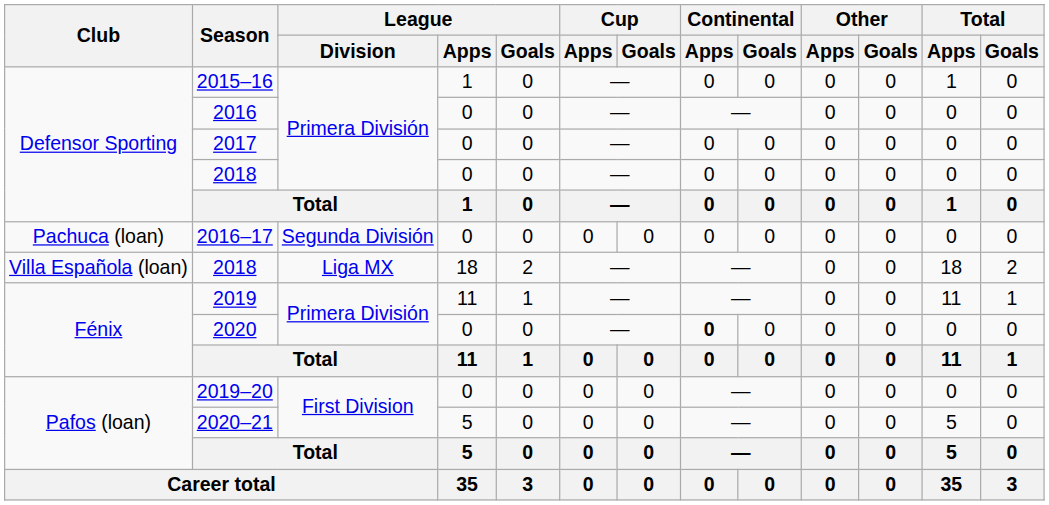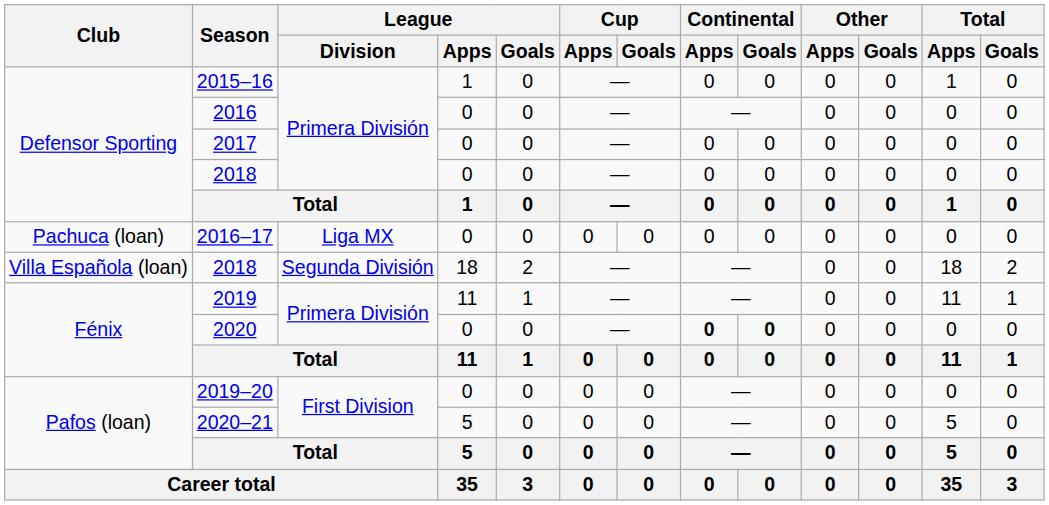(358, 236) Segunda División -> (358, 236) Liga MX
(358, 267) Liga MX -> (358, 267) Segunda División
(770, 329) normal -> (770, 329) bold
